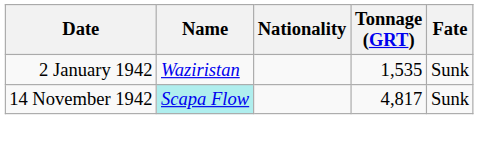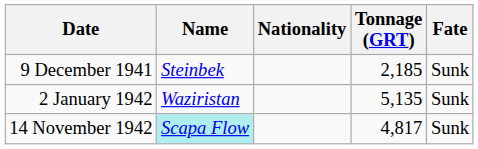+ row: (86, 69)
(401, 69) 1,535 -> (401, 98) 5,135
